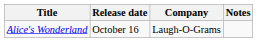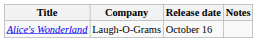columns swapped: (120, 12) <-> (187, 12)
